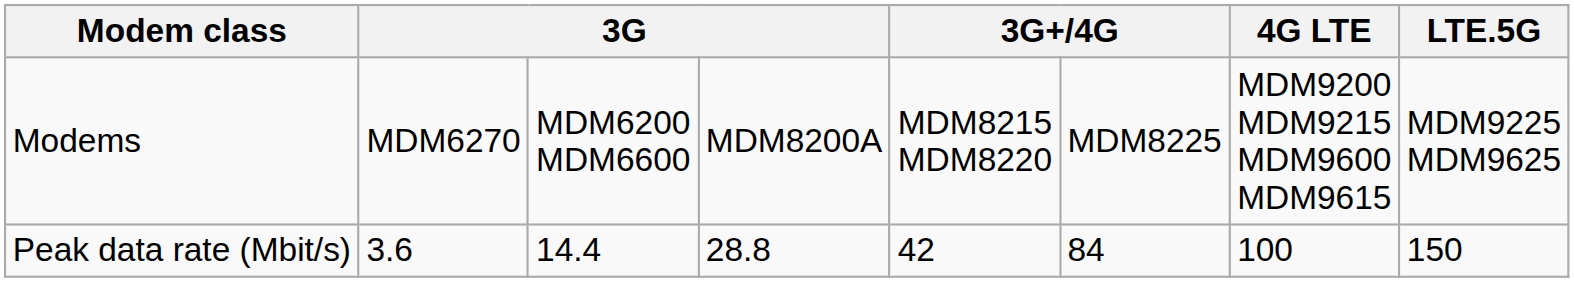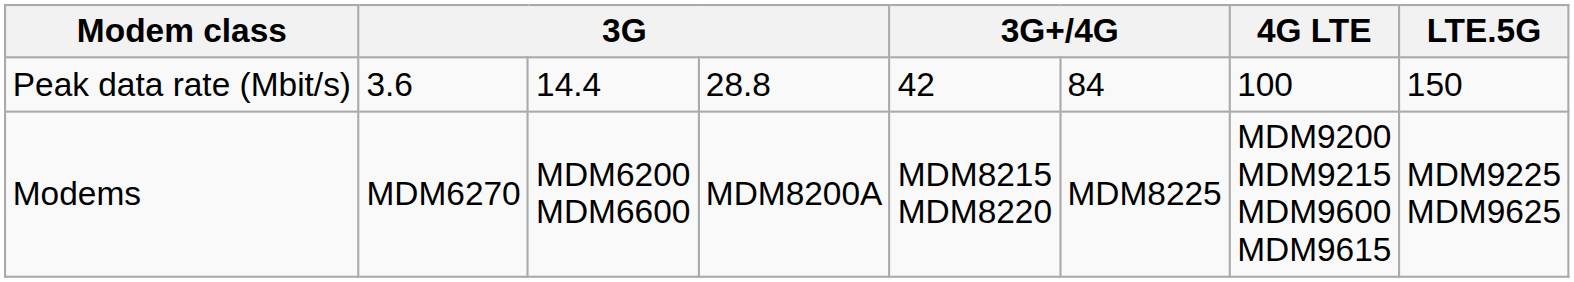rows swapped: (182, 249) <-> (77, 140)
